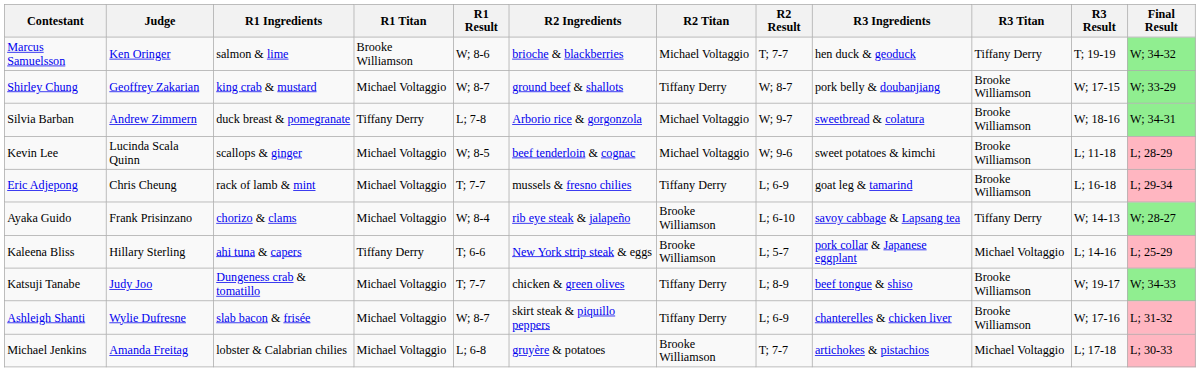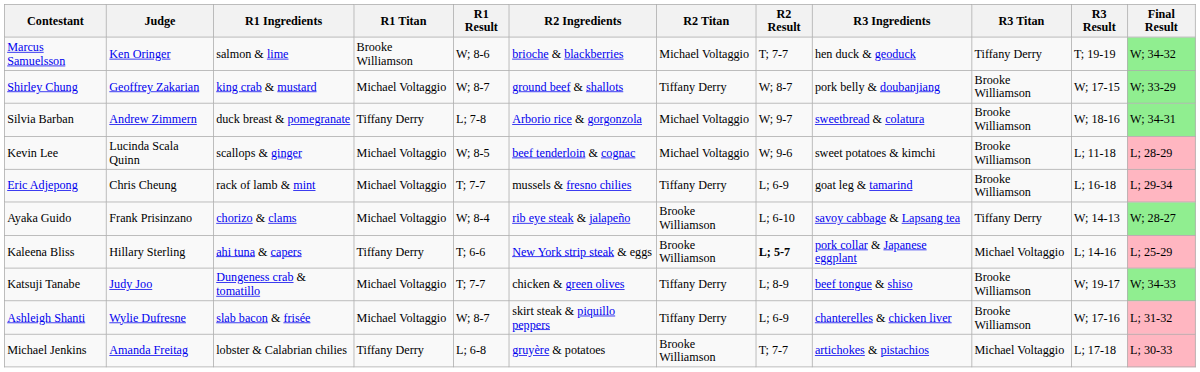(774, 251) normal -> (774, 251) bold
(401, 350) Michael Voltaggio -> (390, 350) Tiffany Derry
